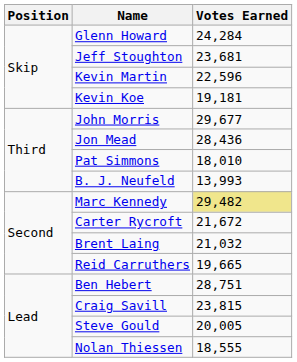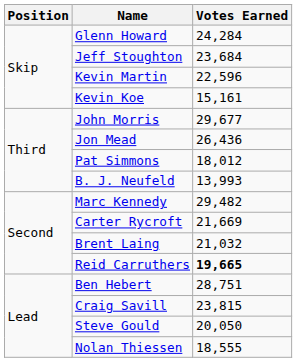(219, 56) 23,681 -> (219, 56) 23,684
(219, 98) 19,181 -> (219, 98) 15,161
(219, 139) 28,436 -> (219, 139) 26,436
(219, 160) 18,010 -> (219, 160) 18,012
(219, 202) khaki background -> (219, 202) no background
(219, 223) 21,672 -> (219, 223) 21,669
(219, 264) normal -> (219, 264) bold
(219, 326) 20,005 -> (219, 326) 20,050
